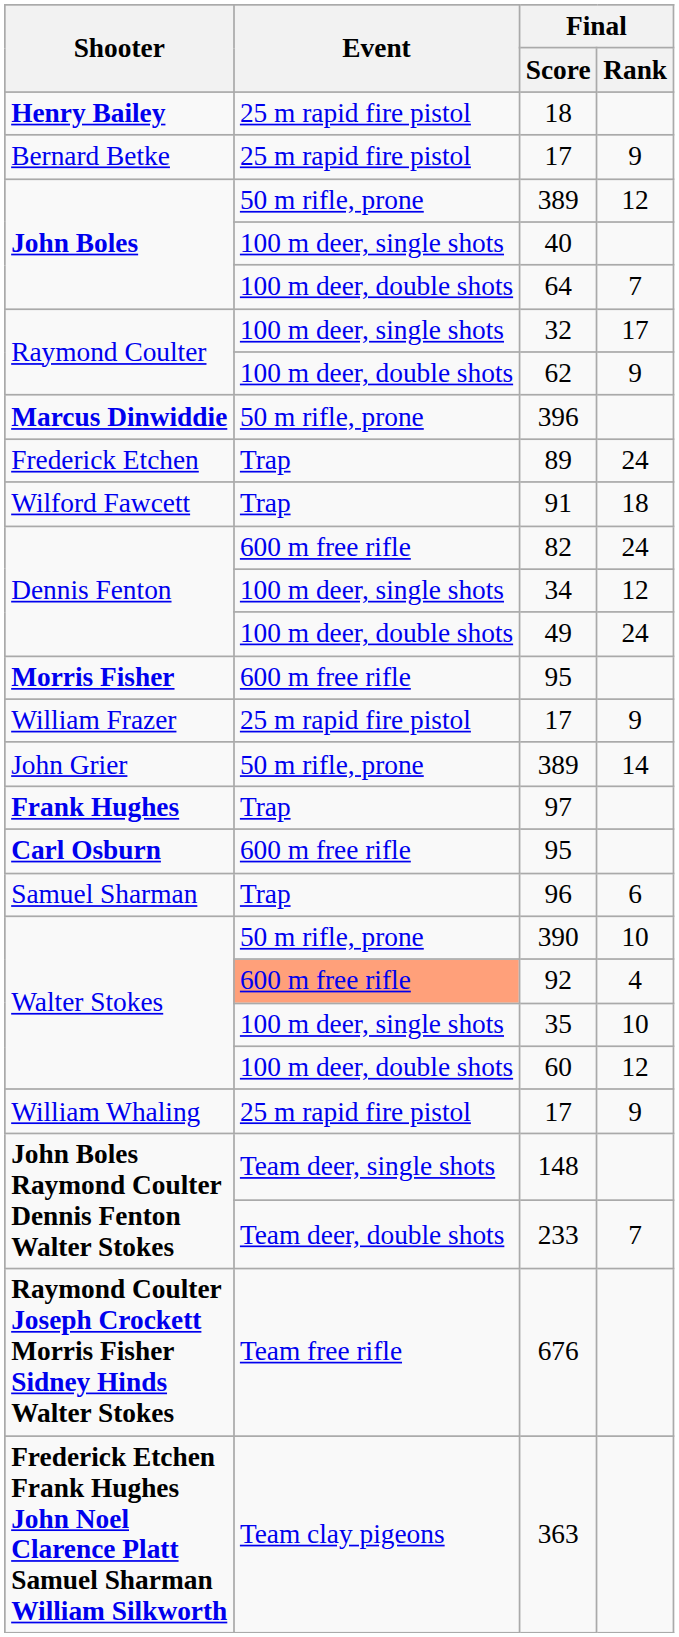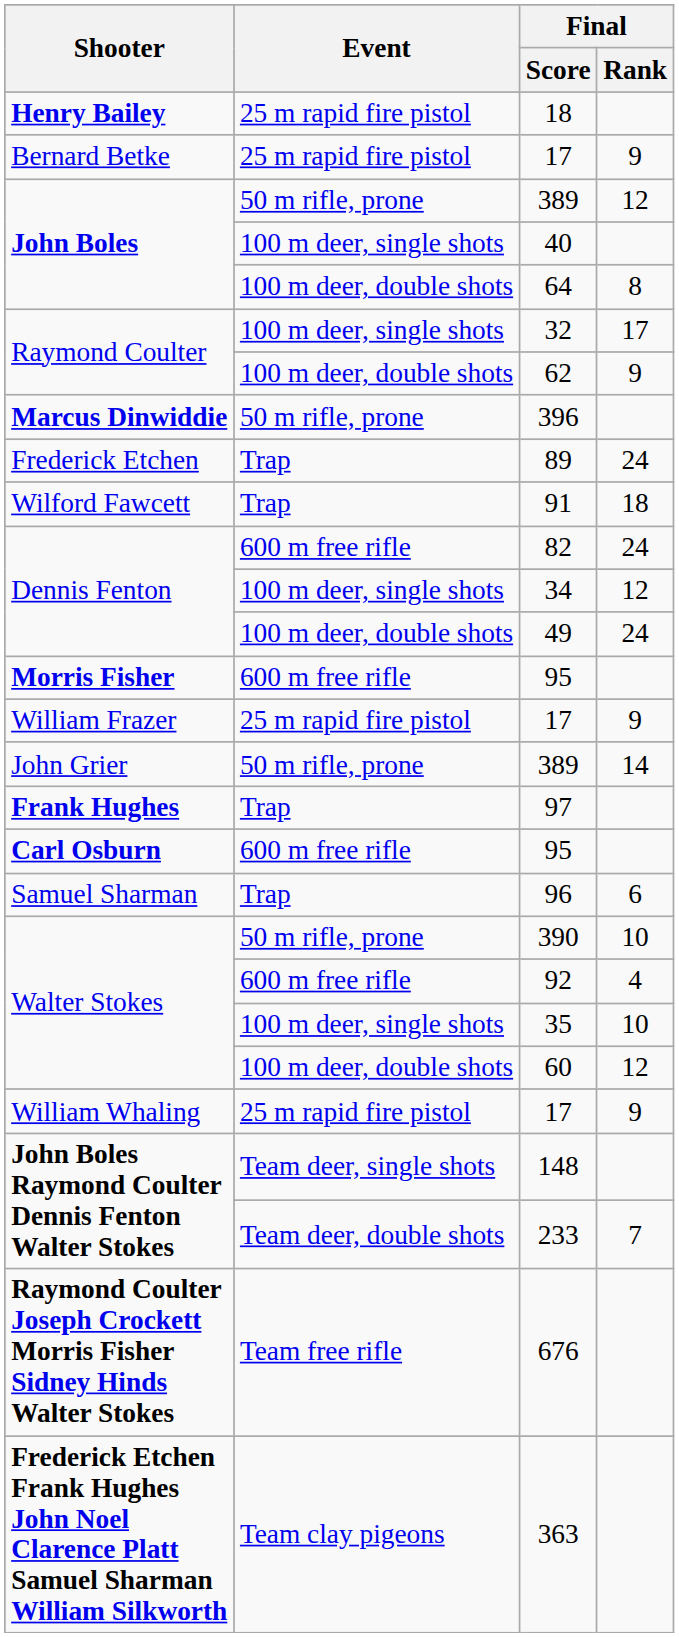(635, 286) 7 -> (635, 286) 8
(325, 980) lightsalmon background -> (325, 980) no background
